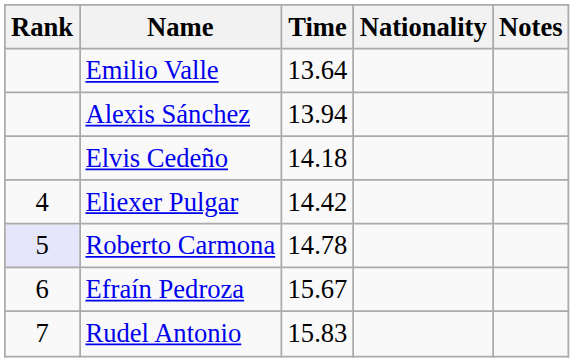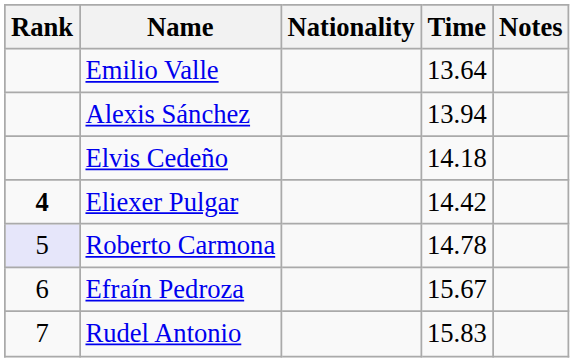columns swapped: (423, 26) <-> (317, 26)
(42, 202) normal -> (42, 202) bold
